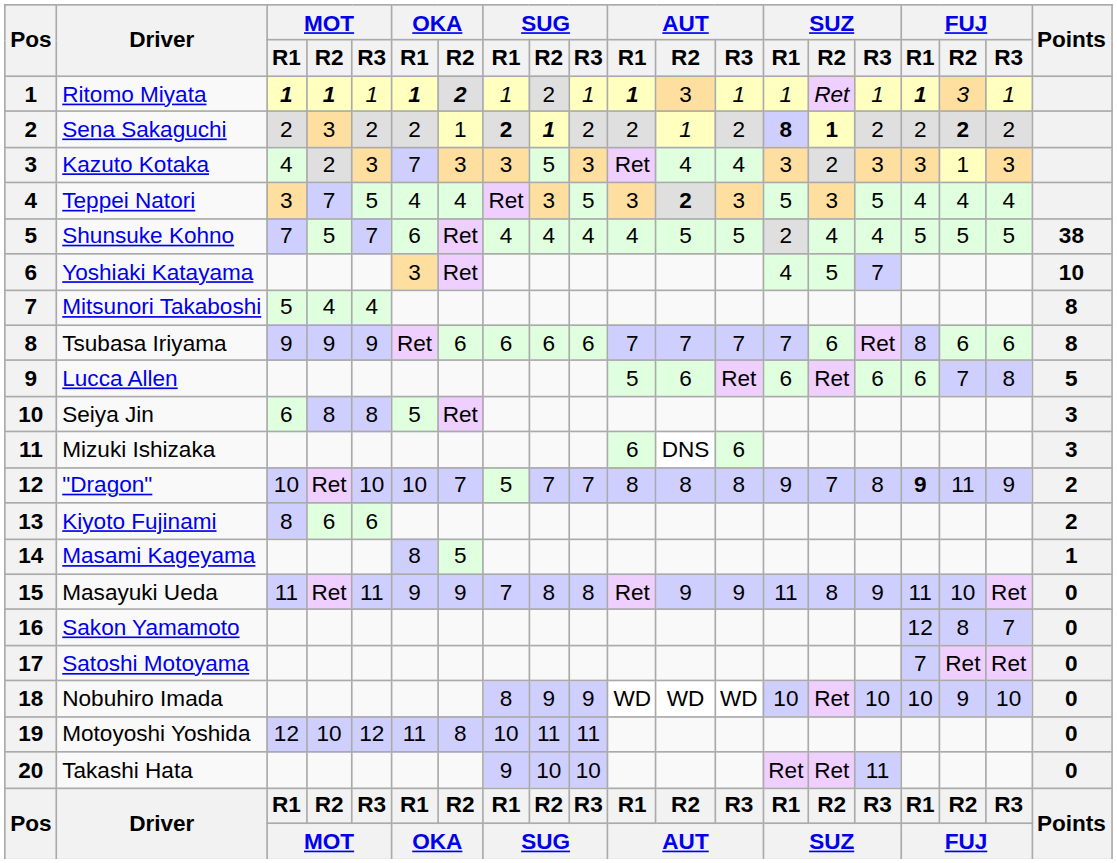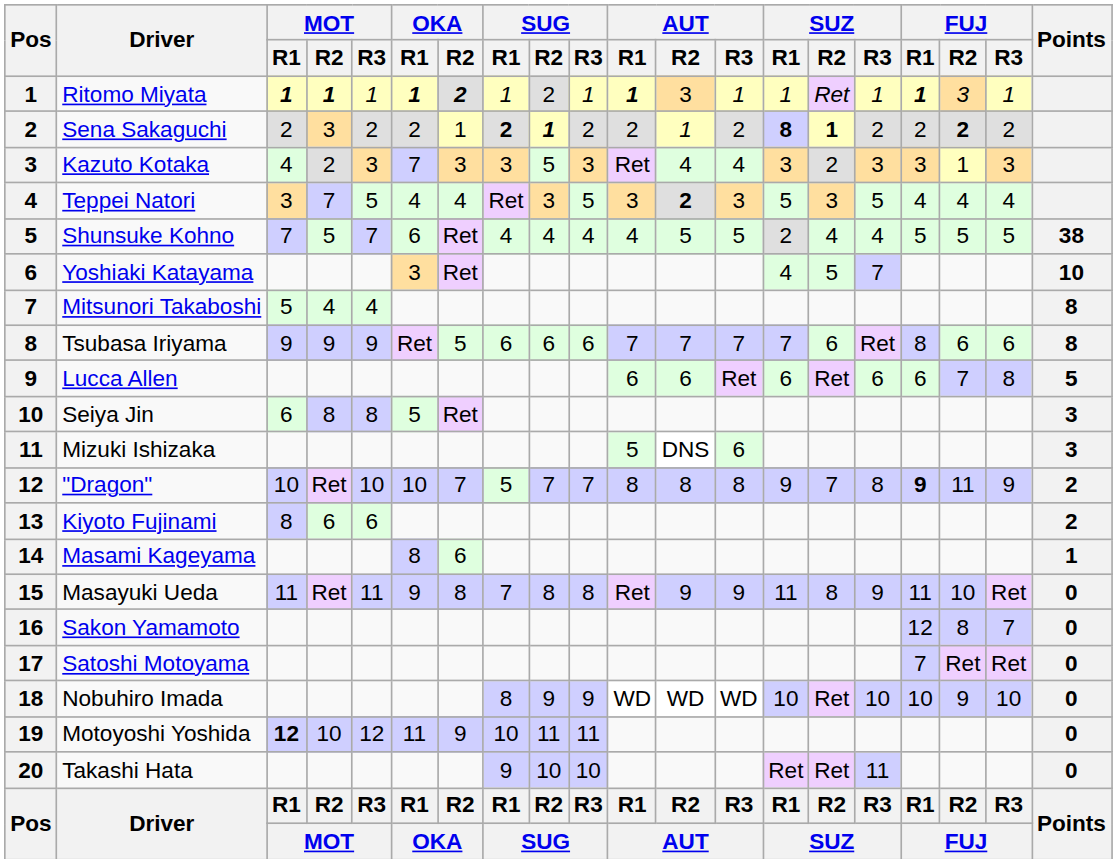(460, 342) 6 -> (460, 342) 5
(632, 378) 5 -> (632, 378) 6
(632, 449) 6 -> (632, 449) 5
(460, 556) 5 -> (460, 556) 6
(460, 592) 9 -> (460, 592) 8
(286, 734) normal -> (286, 734) bold
(460, 734) 8 -> (460, 734) 9
